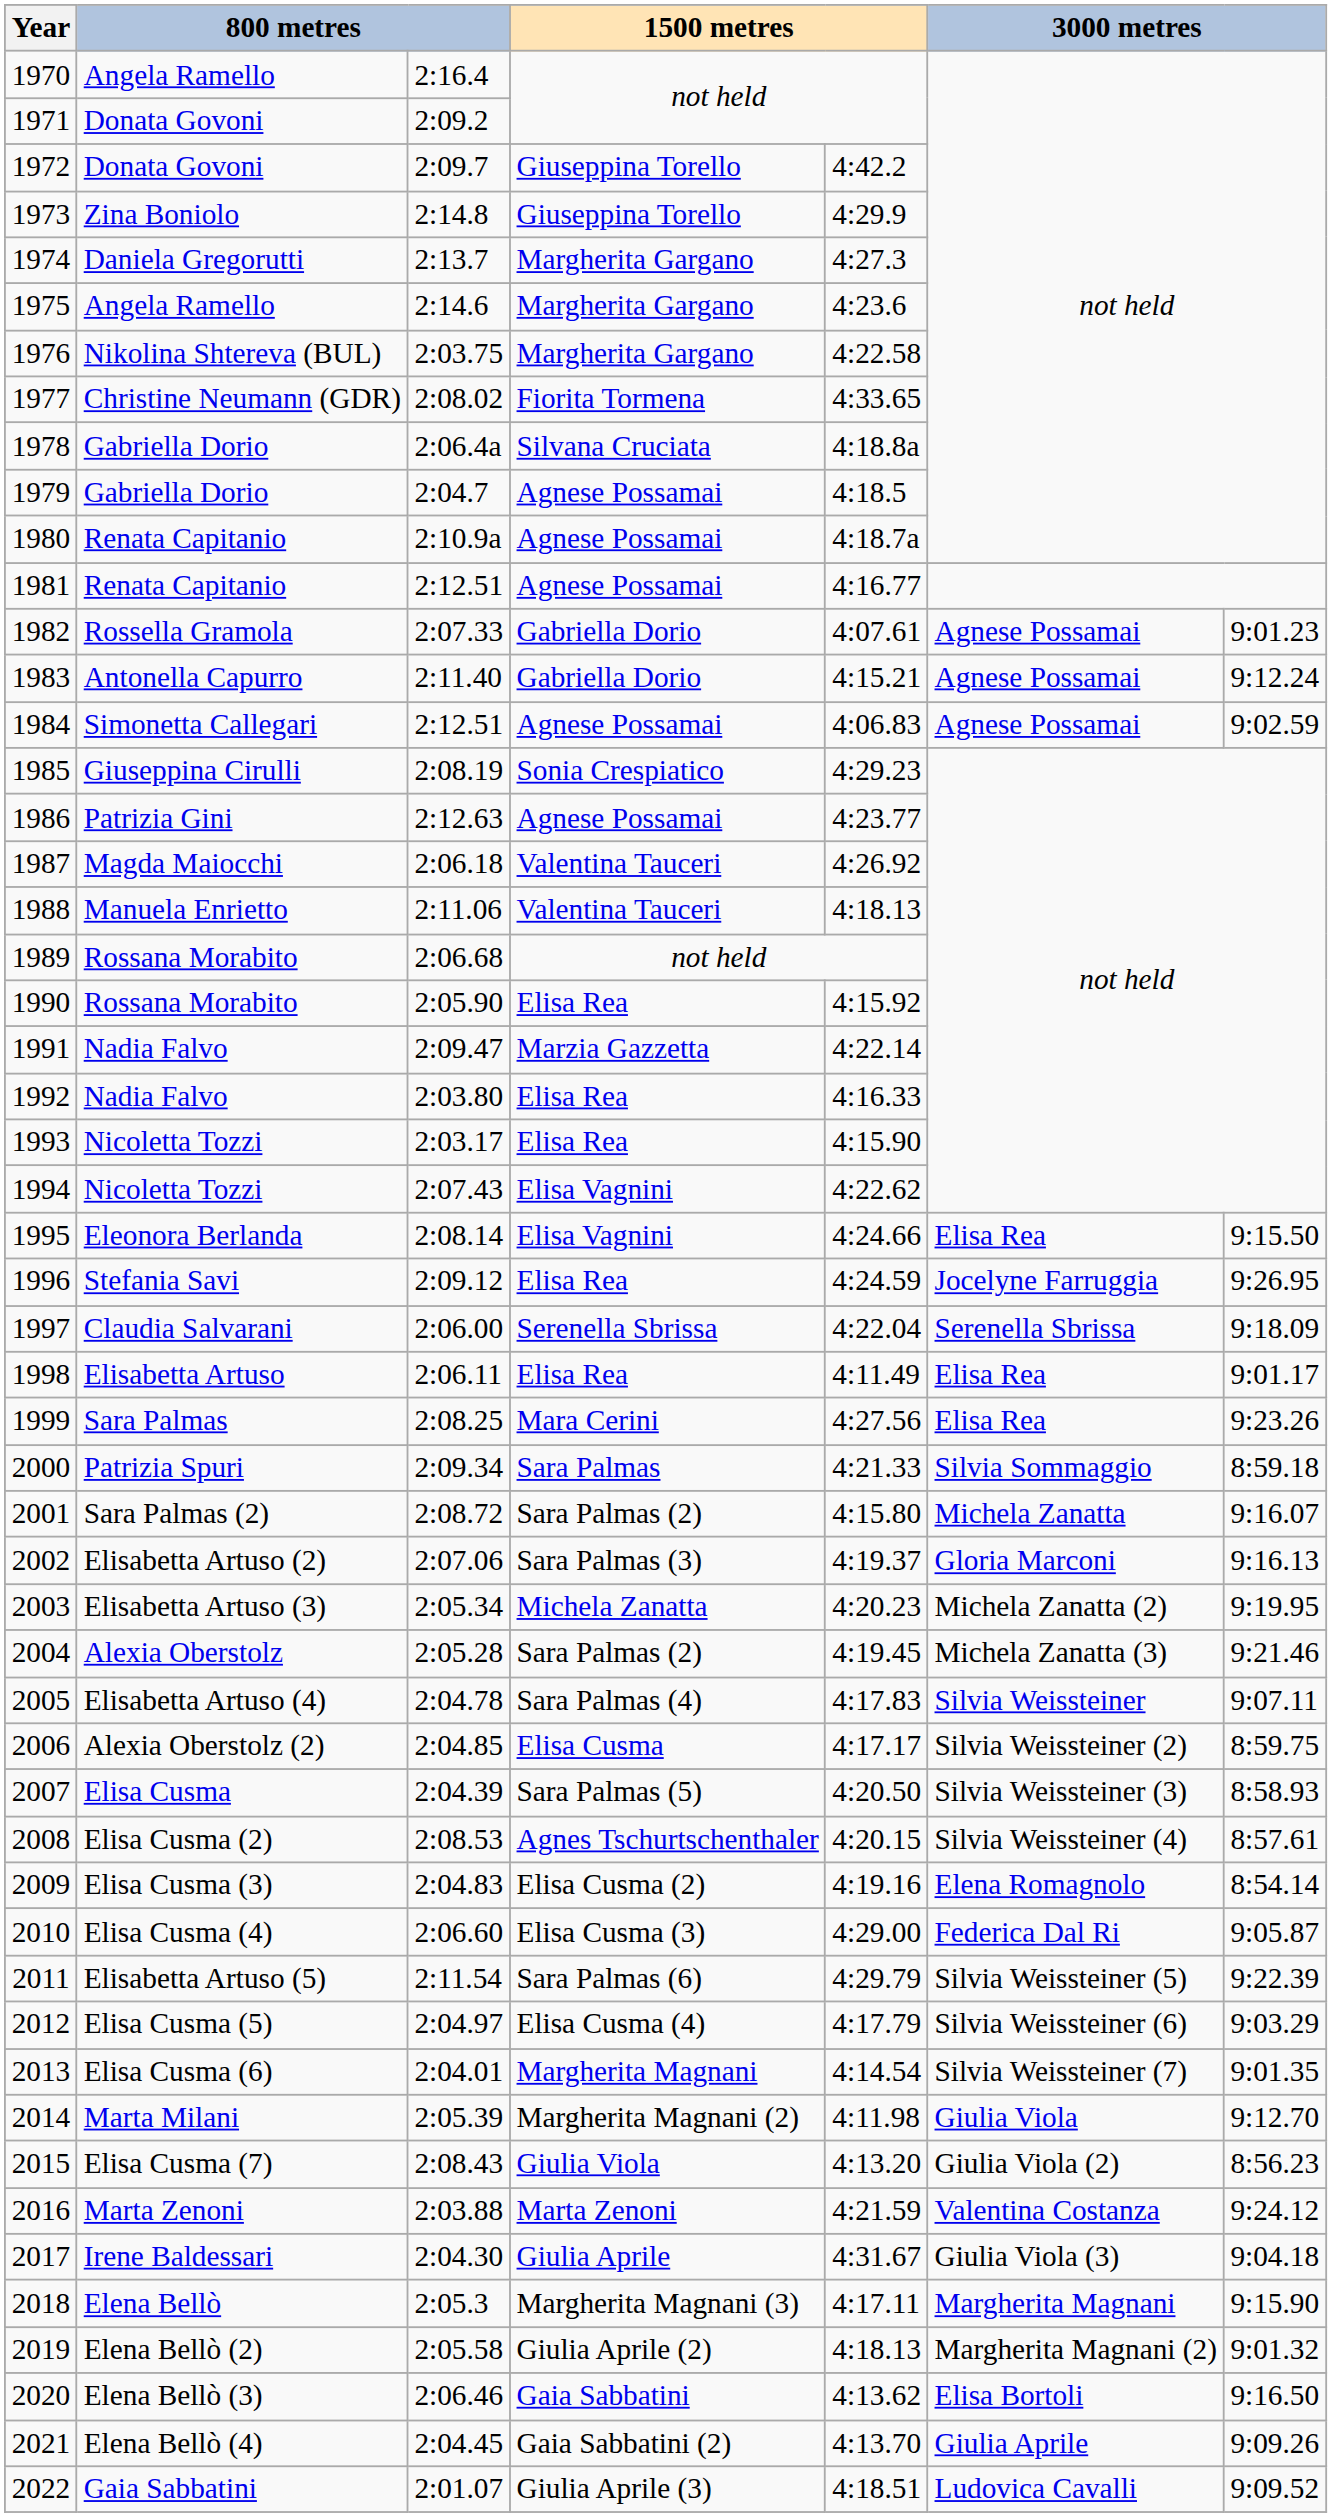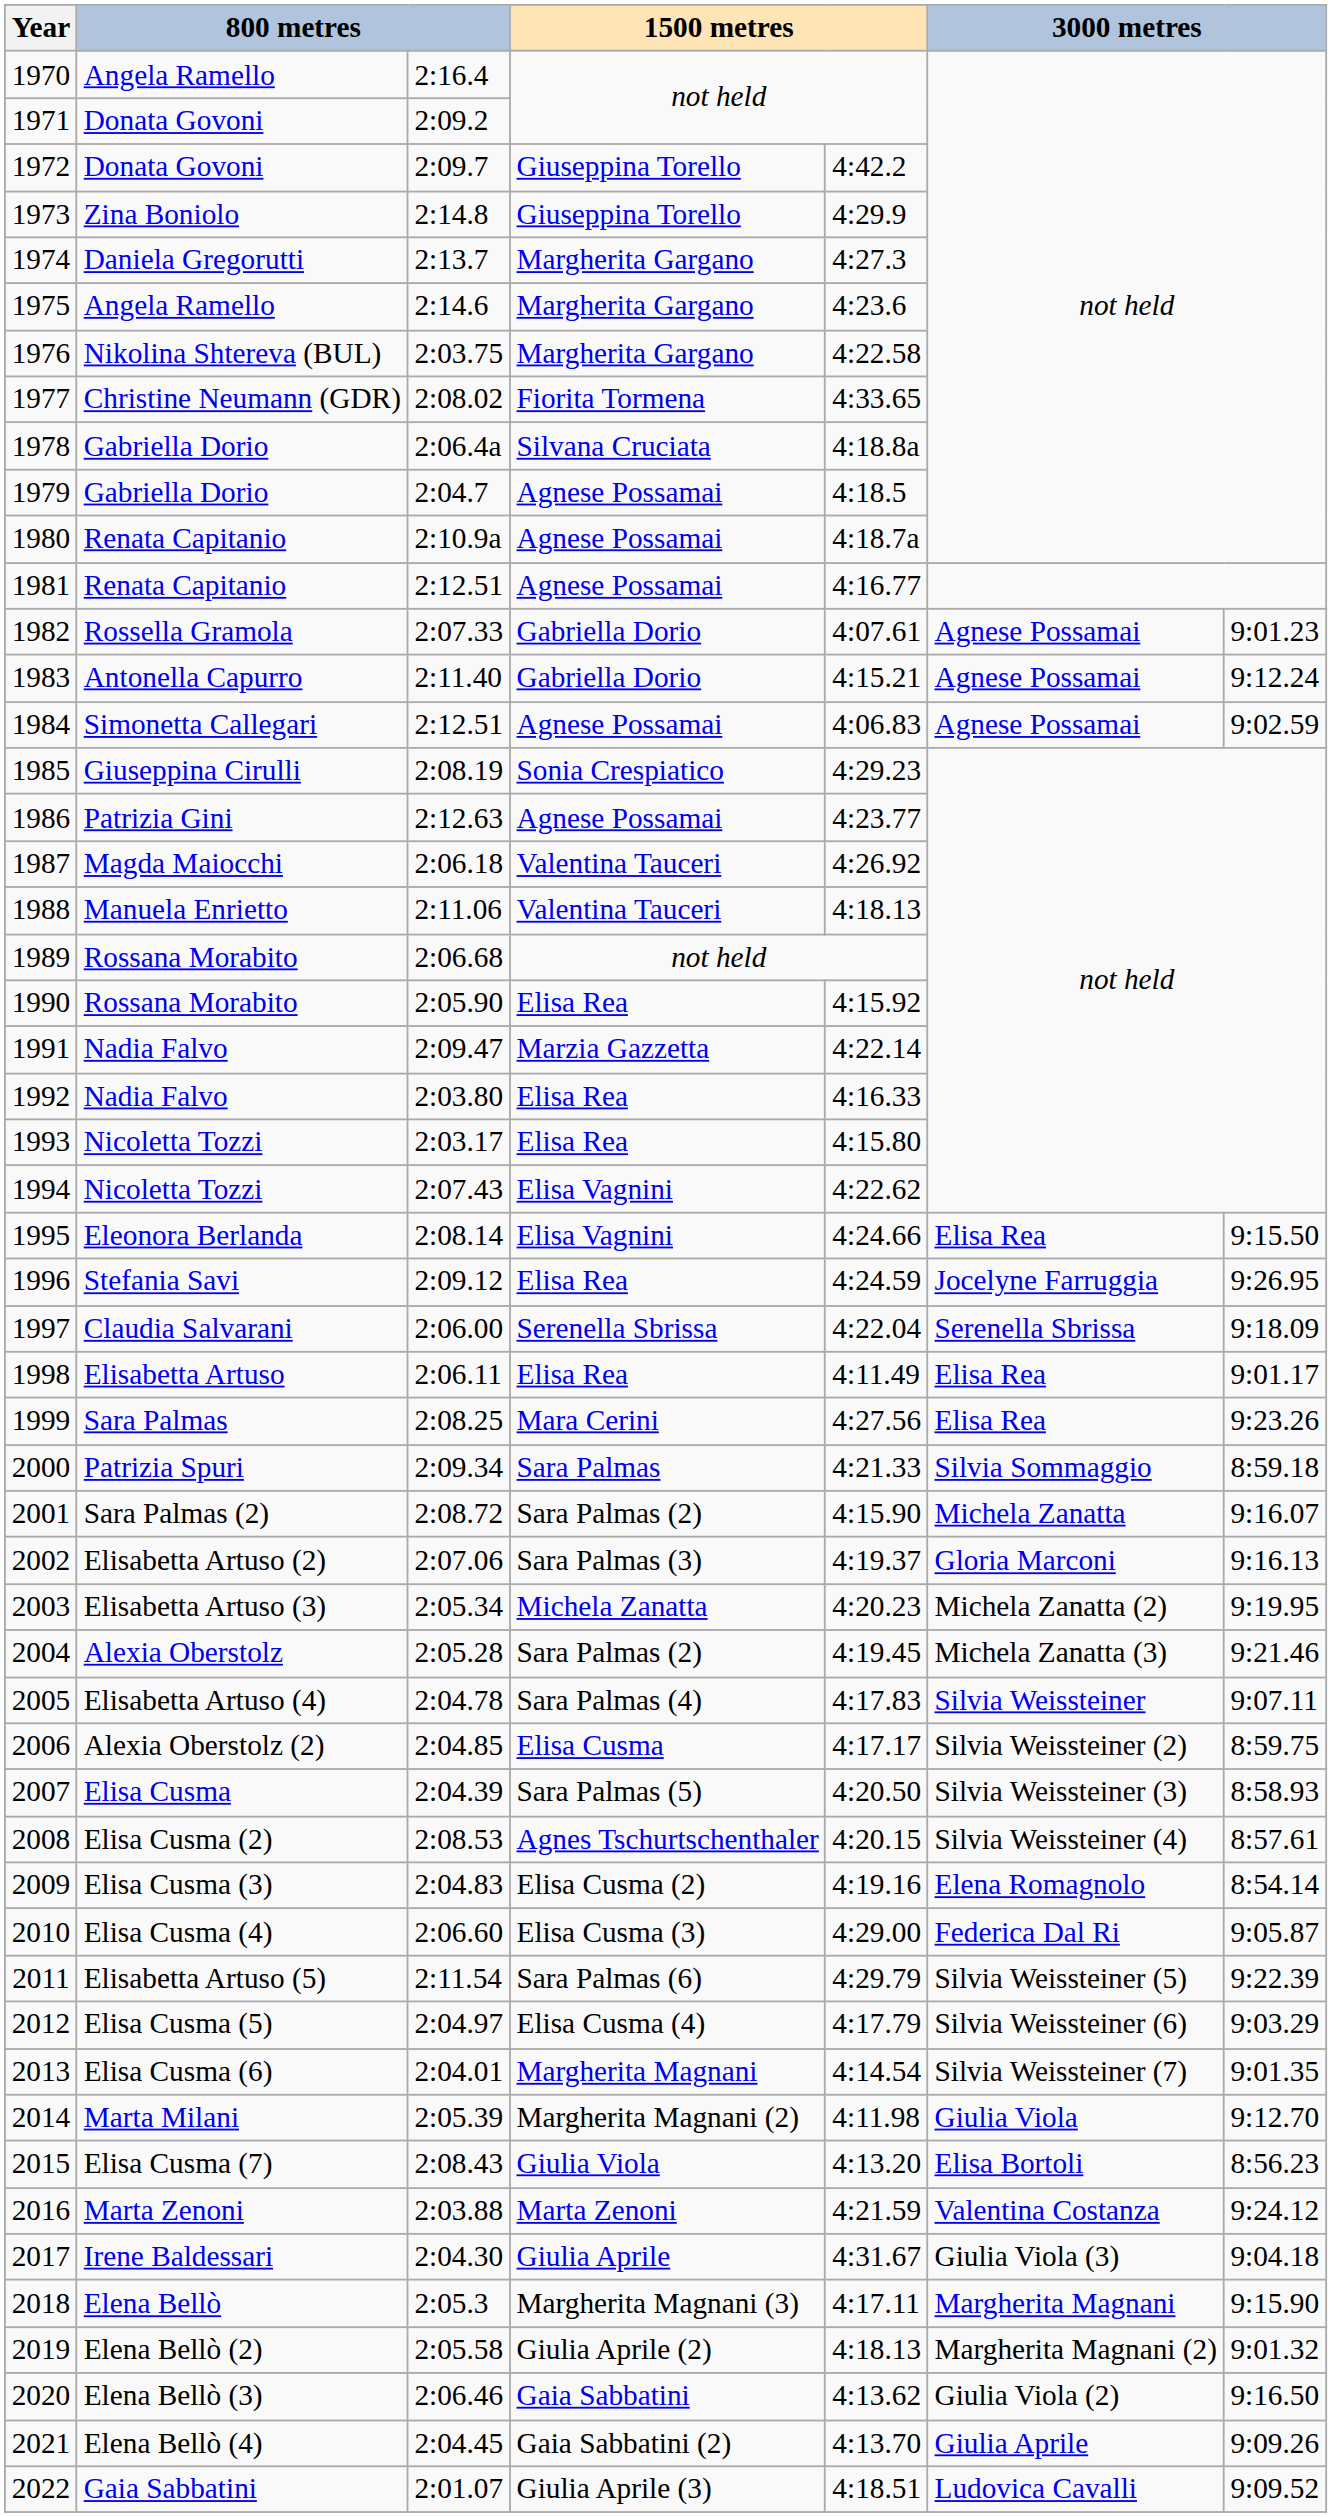(877, 1142) 4:15.90 -> (877, 1142) 4:15.80
(877, 1513) 4:15.80 -> (877, 1513) 4:15.90
(1027, 2163) Giulia Viola (2) -> (1009, 2163) Elisa Bortoli
(1009, 2395) Elisa Bortoli -> (1027, 2395) Giulia Viola (2)
